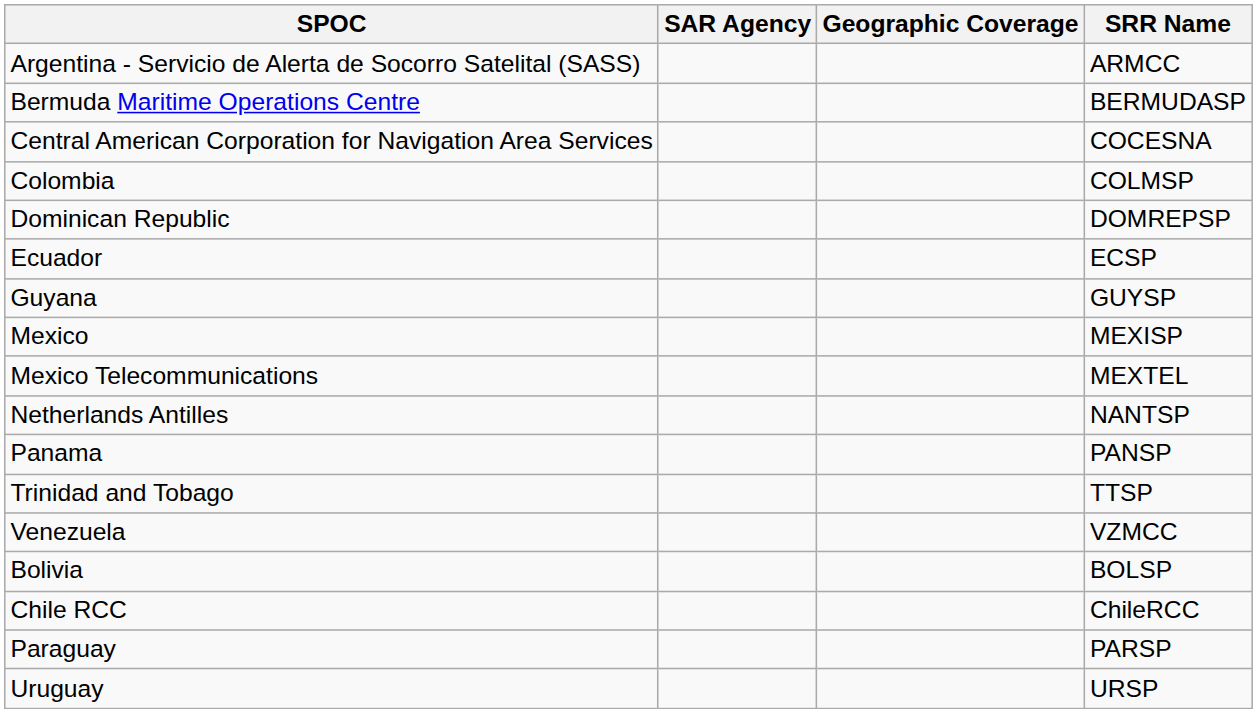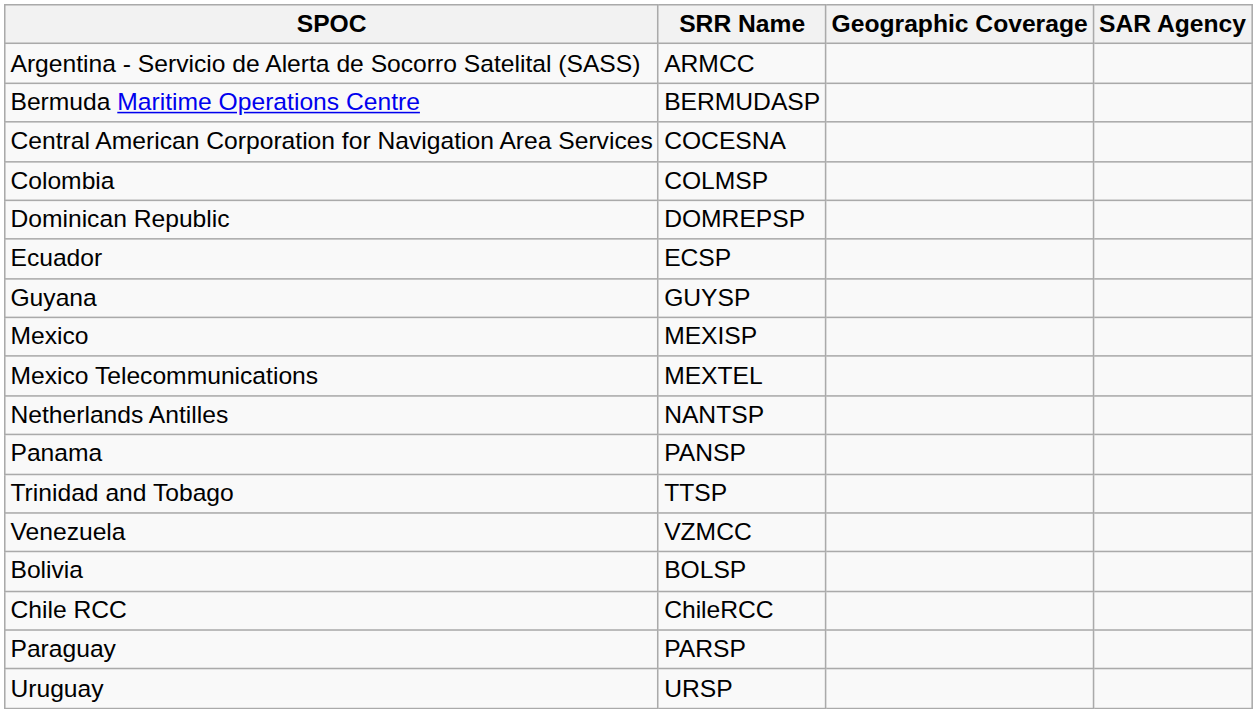columns swapped: (1168, 24) <-> (738, 24)
